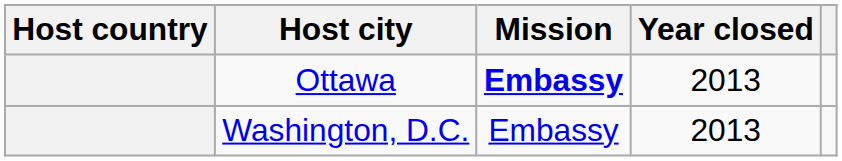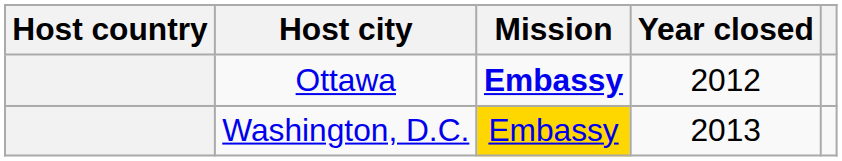(726, 79) 2013 -> (726, 79) 2012
(554, 130) no background -> (554, 130) gold background
